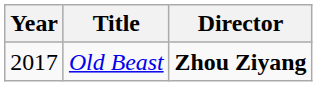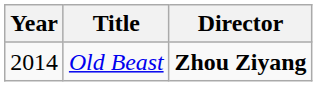(34, 61) 2017 -> (34, 61) 2014
